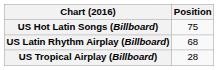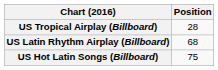rows swapped: (88, 27) <-> (88, 57)
